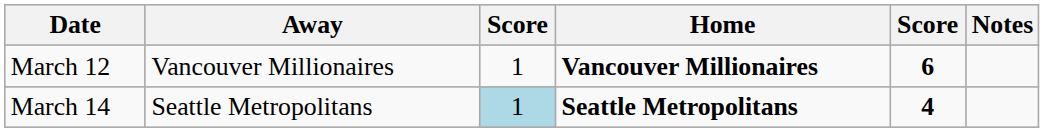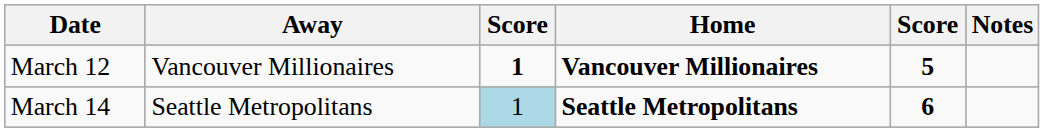(517, 65) normal -> (517, 65) bold
(928, 65) 6 -> (928, 65) 5
(928, 106) 4 -> (928, 106) 6
